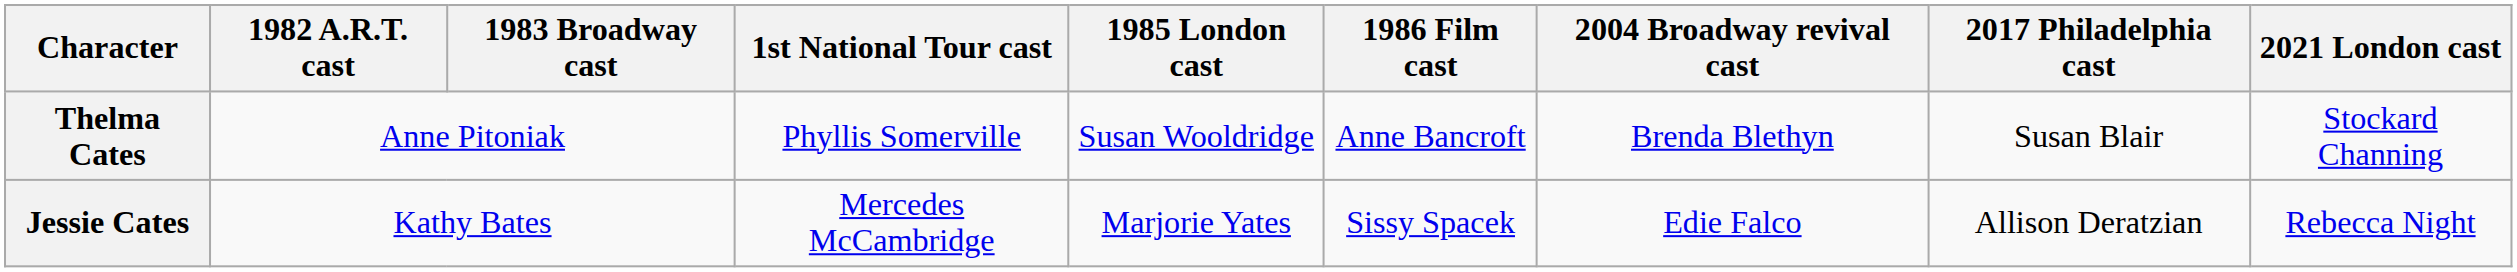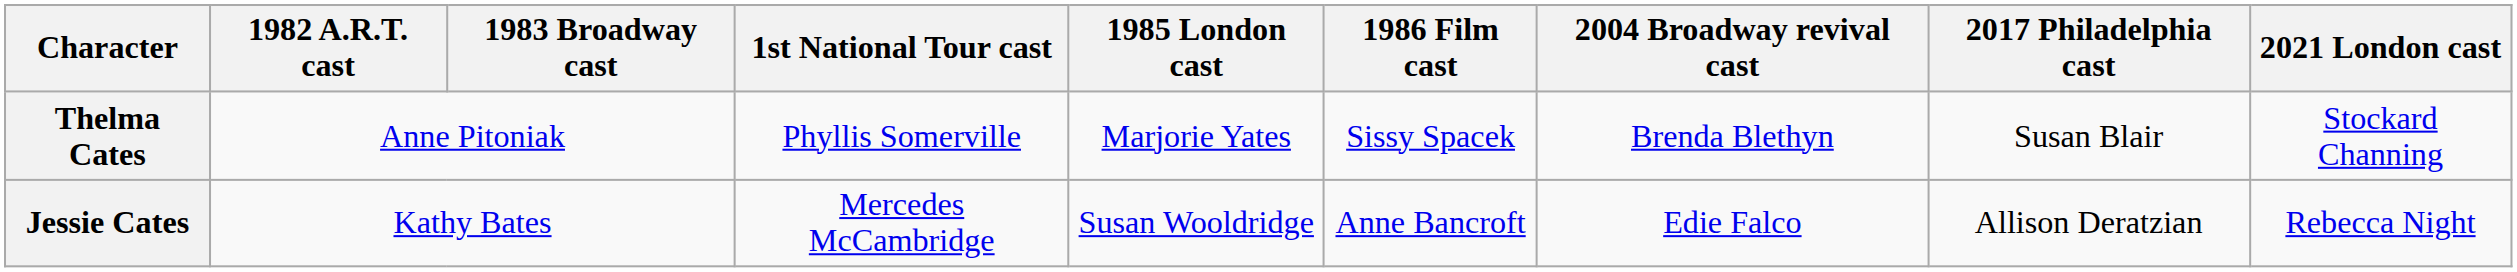(1196, 135) Susan Wooldridge -> (1196, 135) Marjorie Yates
(1431, 135) Anne Bancroft -> (1431, 135) Sissy Spacek
(1196, 222) Marjorie Yates -> (1196, 222) Susan Wooldridge
(1431, 222) Sissy Spacek -> (1431, 222) Anne Bancroft
